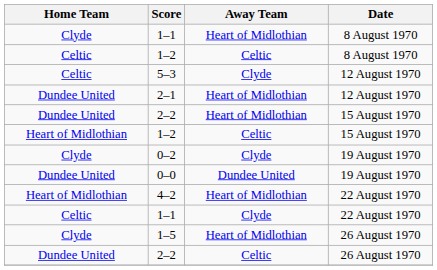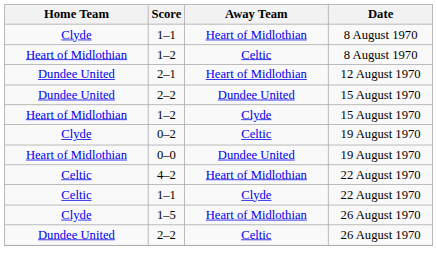(76, 54) Celtic -> (76, 54) Heart of Midlothian
- row: (166, 74)
(256, 114) Heart of Midlothian -> (256, 94) Dundee United
(256, 134) Celtic -> (256, 114) Clyde
(256, 154) Clyde -> (256, 134) Celtic
(76, 174) Dundee United -> (76, 154) Heart of Midlothian
(76, 194) Heart of Midlothian -> (76, 174) Celtic
